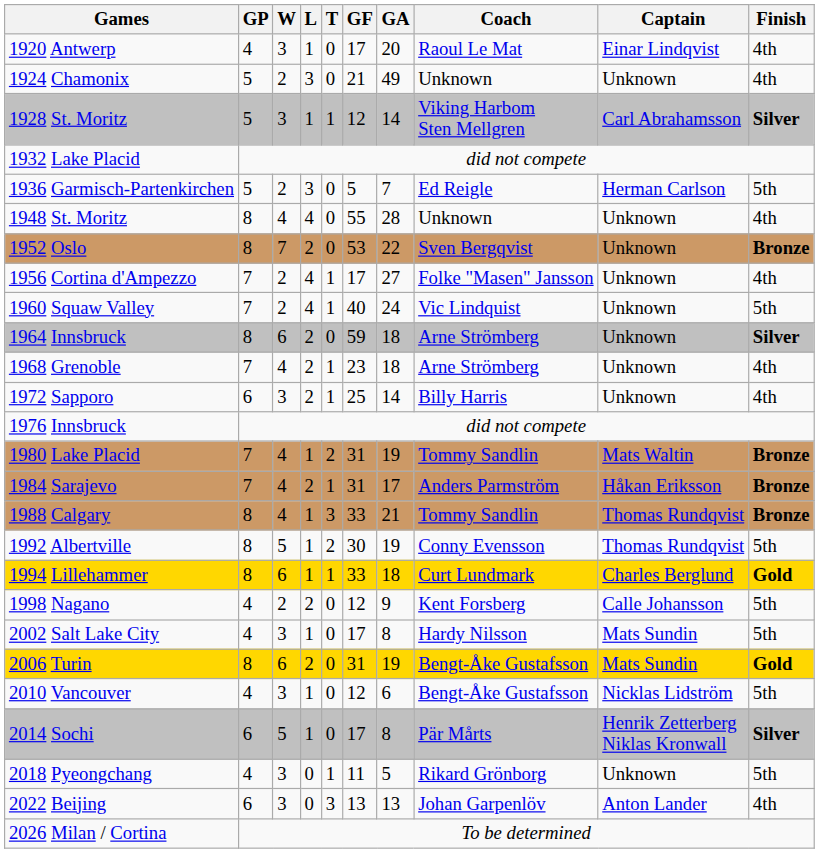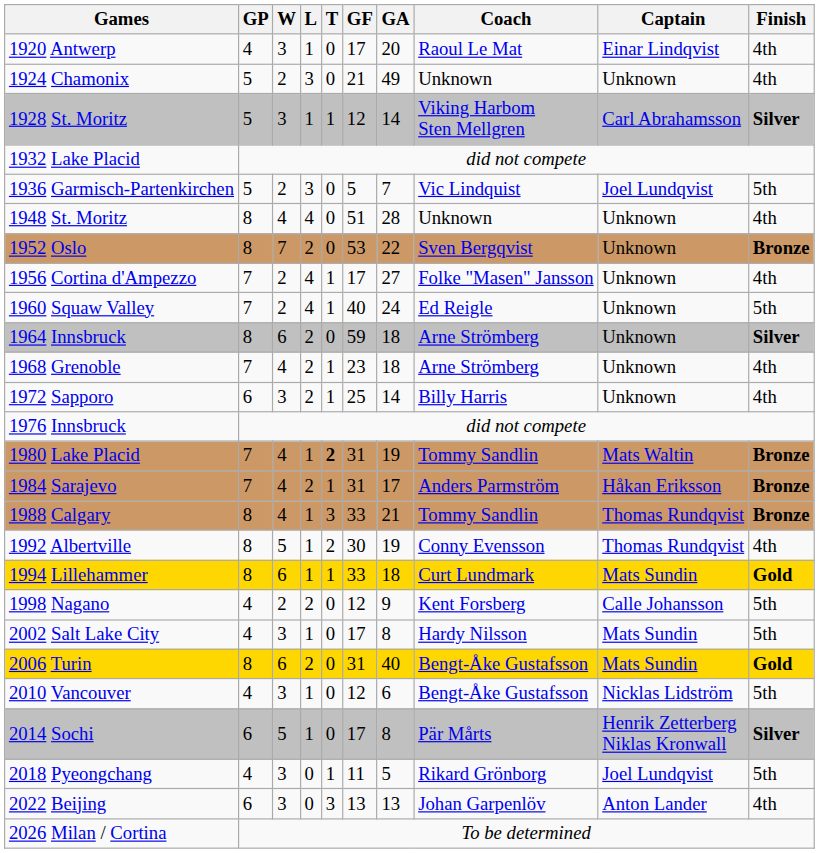(455, 188) Ed Reigle -> (469, 188) Vic Lindquist
(664, 188) Herman Carlson -> (658, 188) Joel Lundqvist
(356, 218) 55 -> (356, 218) 51
(469, 307) Vic Lindquist -> (455, 307) Ed Reigle
(330, 456) normal -> (330, 456) bold
(765, 545) 5th -> (765, 545) 4th
(668, 574) Charles Berglund -> (650, 574) Mats Sundin
(391, 663) 19 -> (391, 663) 40
(639, 773) Unknown -> (658, 773) Joel Lundqvist
